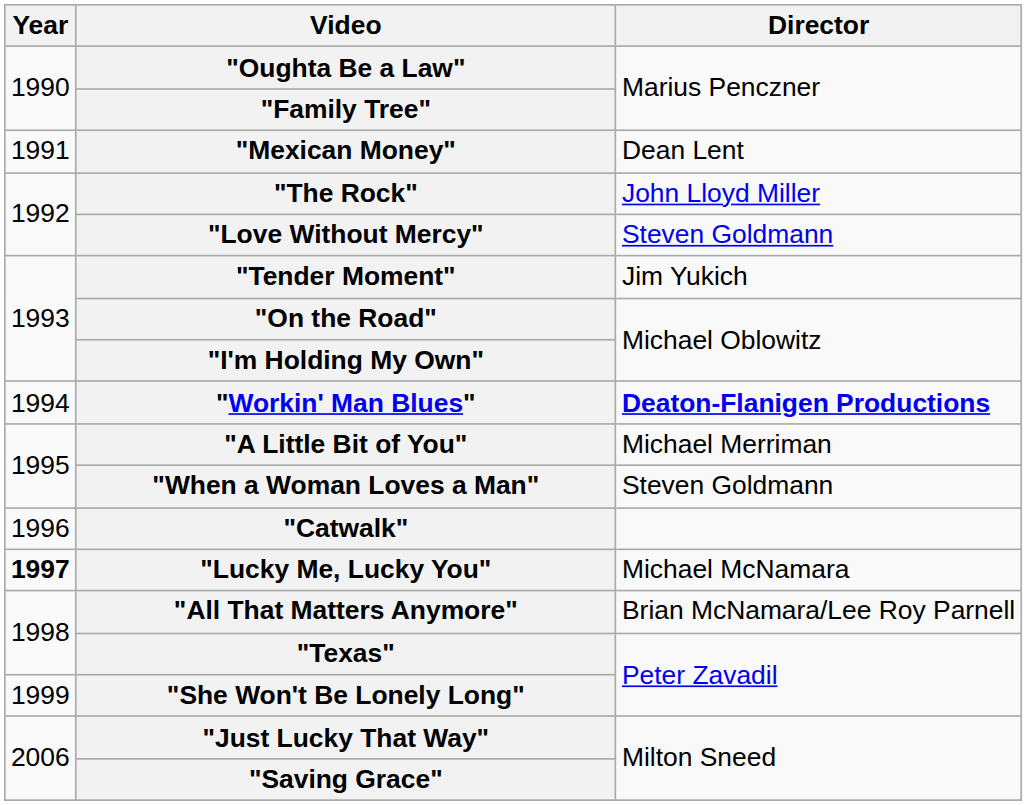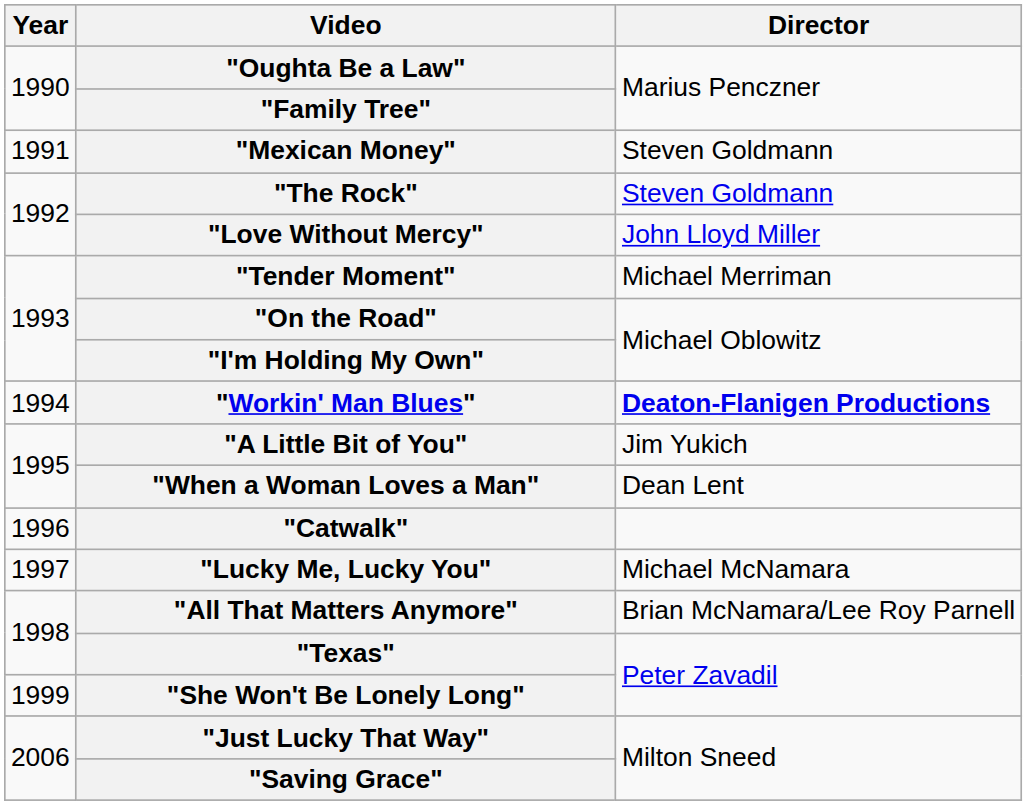(683, 151) Dean Lent -> (728, 151) Steven Goldmann
(721, 192) John Lloyd Miller -> (728, 192) Steven Goldmann
(728, 234) Steven Goldmann -> (721, 234) John Lloyd Miller
(685, 276) Jim Yukich -> (727, 276) Michael Merriman
(727, 444) Michael Merriman -> (685, 444) Jim Yukich
(728, 485) Steven Goldmann -> (683, 485) Dean Lent
(40, 569) bold -> (40, 569) normal
